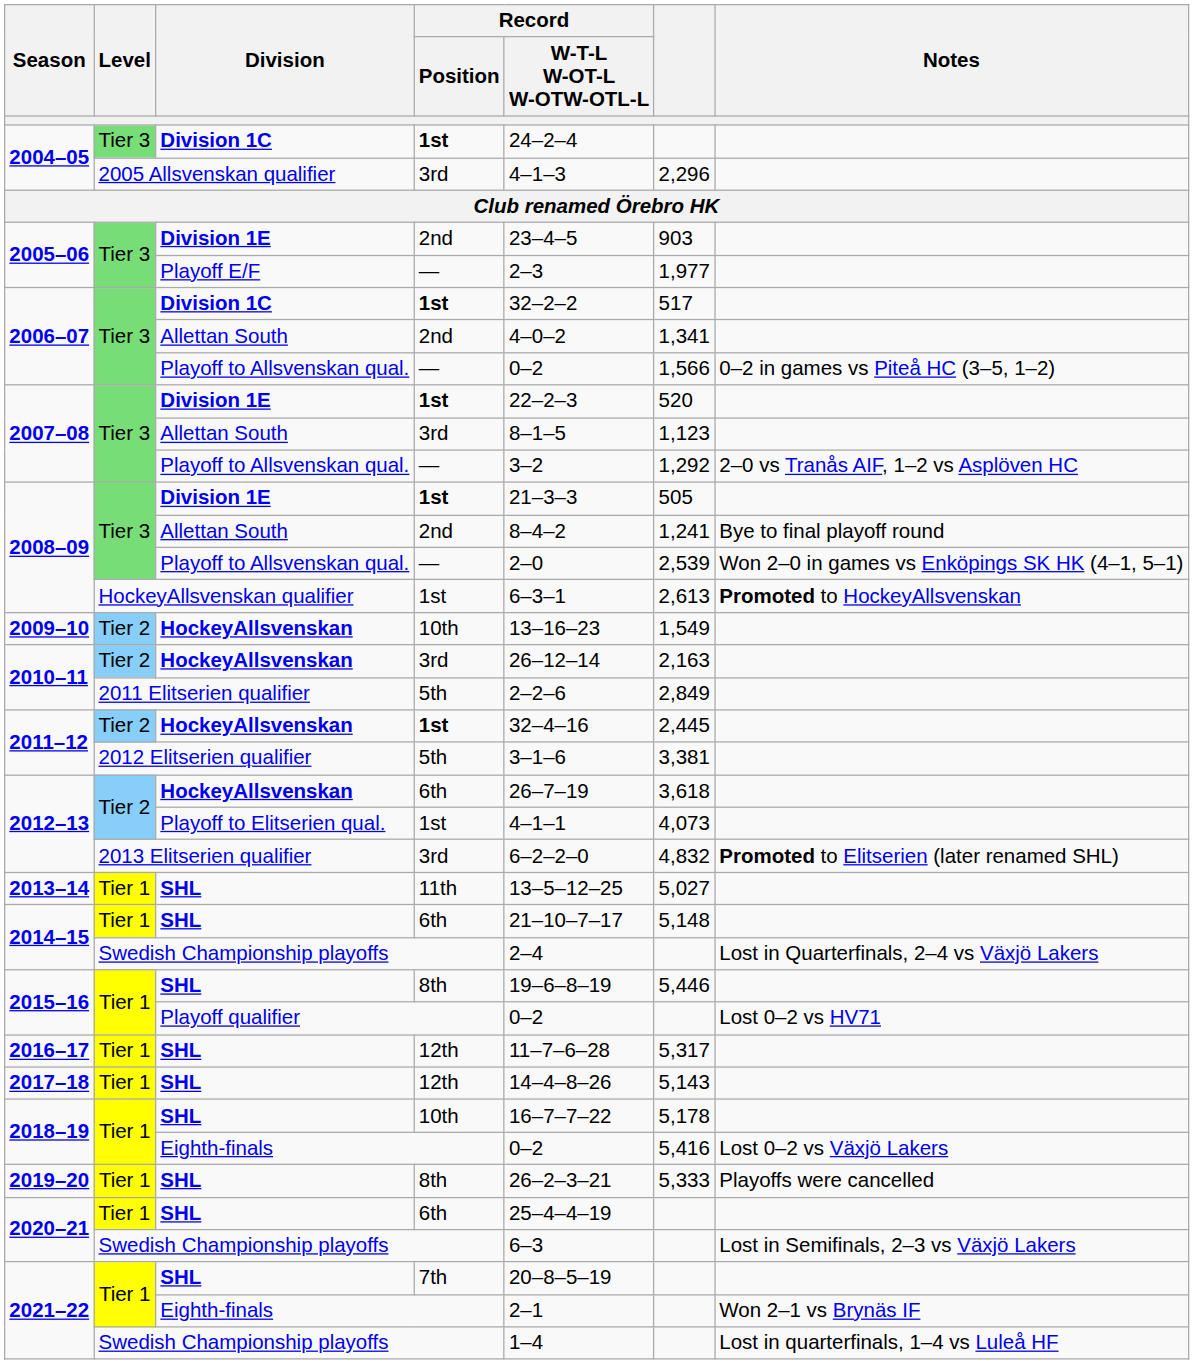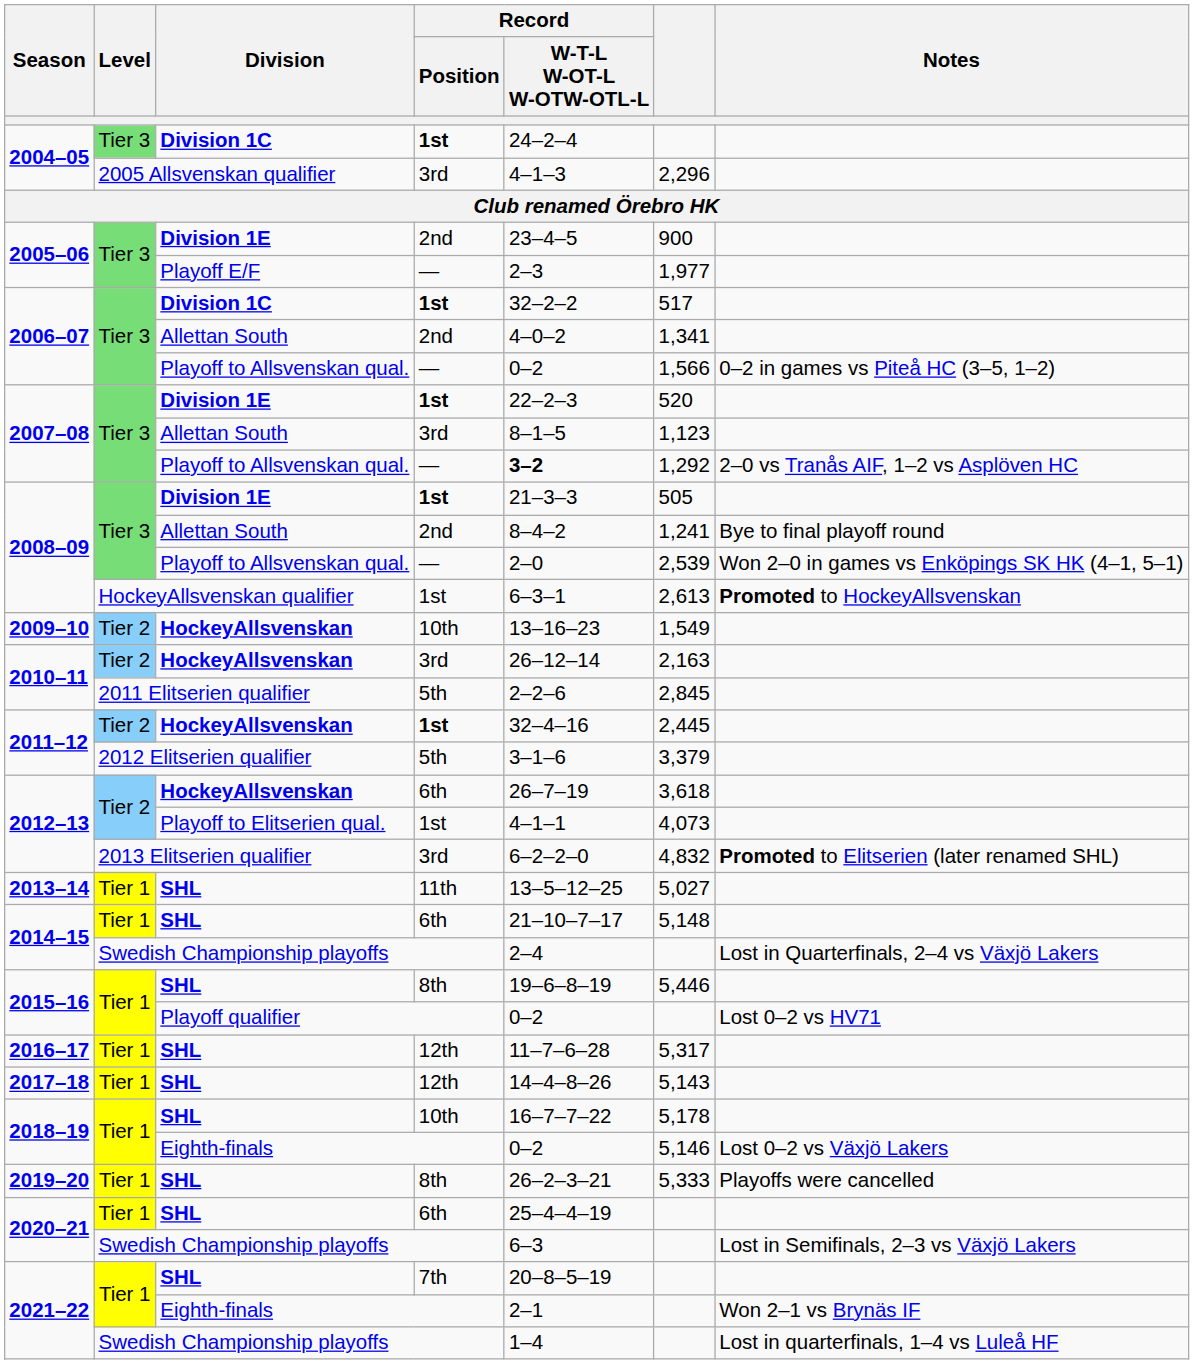(676, 238) 903 -> (676, 238) 900
(526, 466) normal -> (526, 466) bold
(684, 693) 2,849 -> (684, 693) 2,845
(684, 758) 3,381 -> (684, 758) 3,379
(684, 1148) 5,416 -> (684, 1148) 5,146
